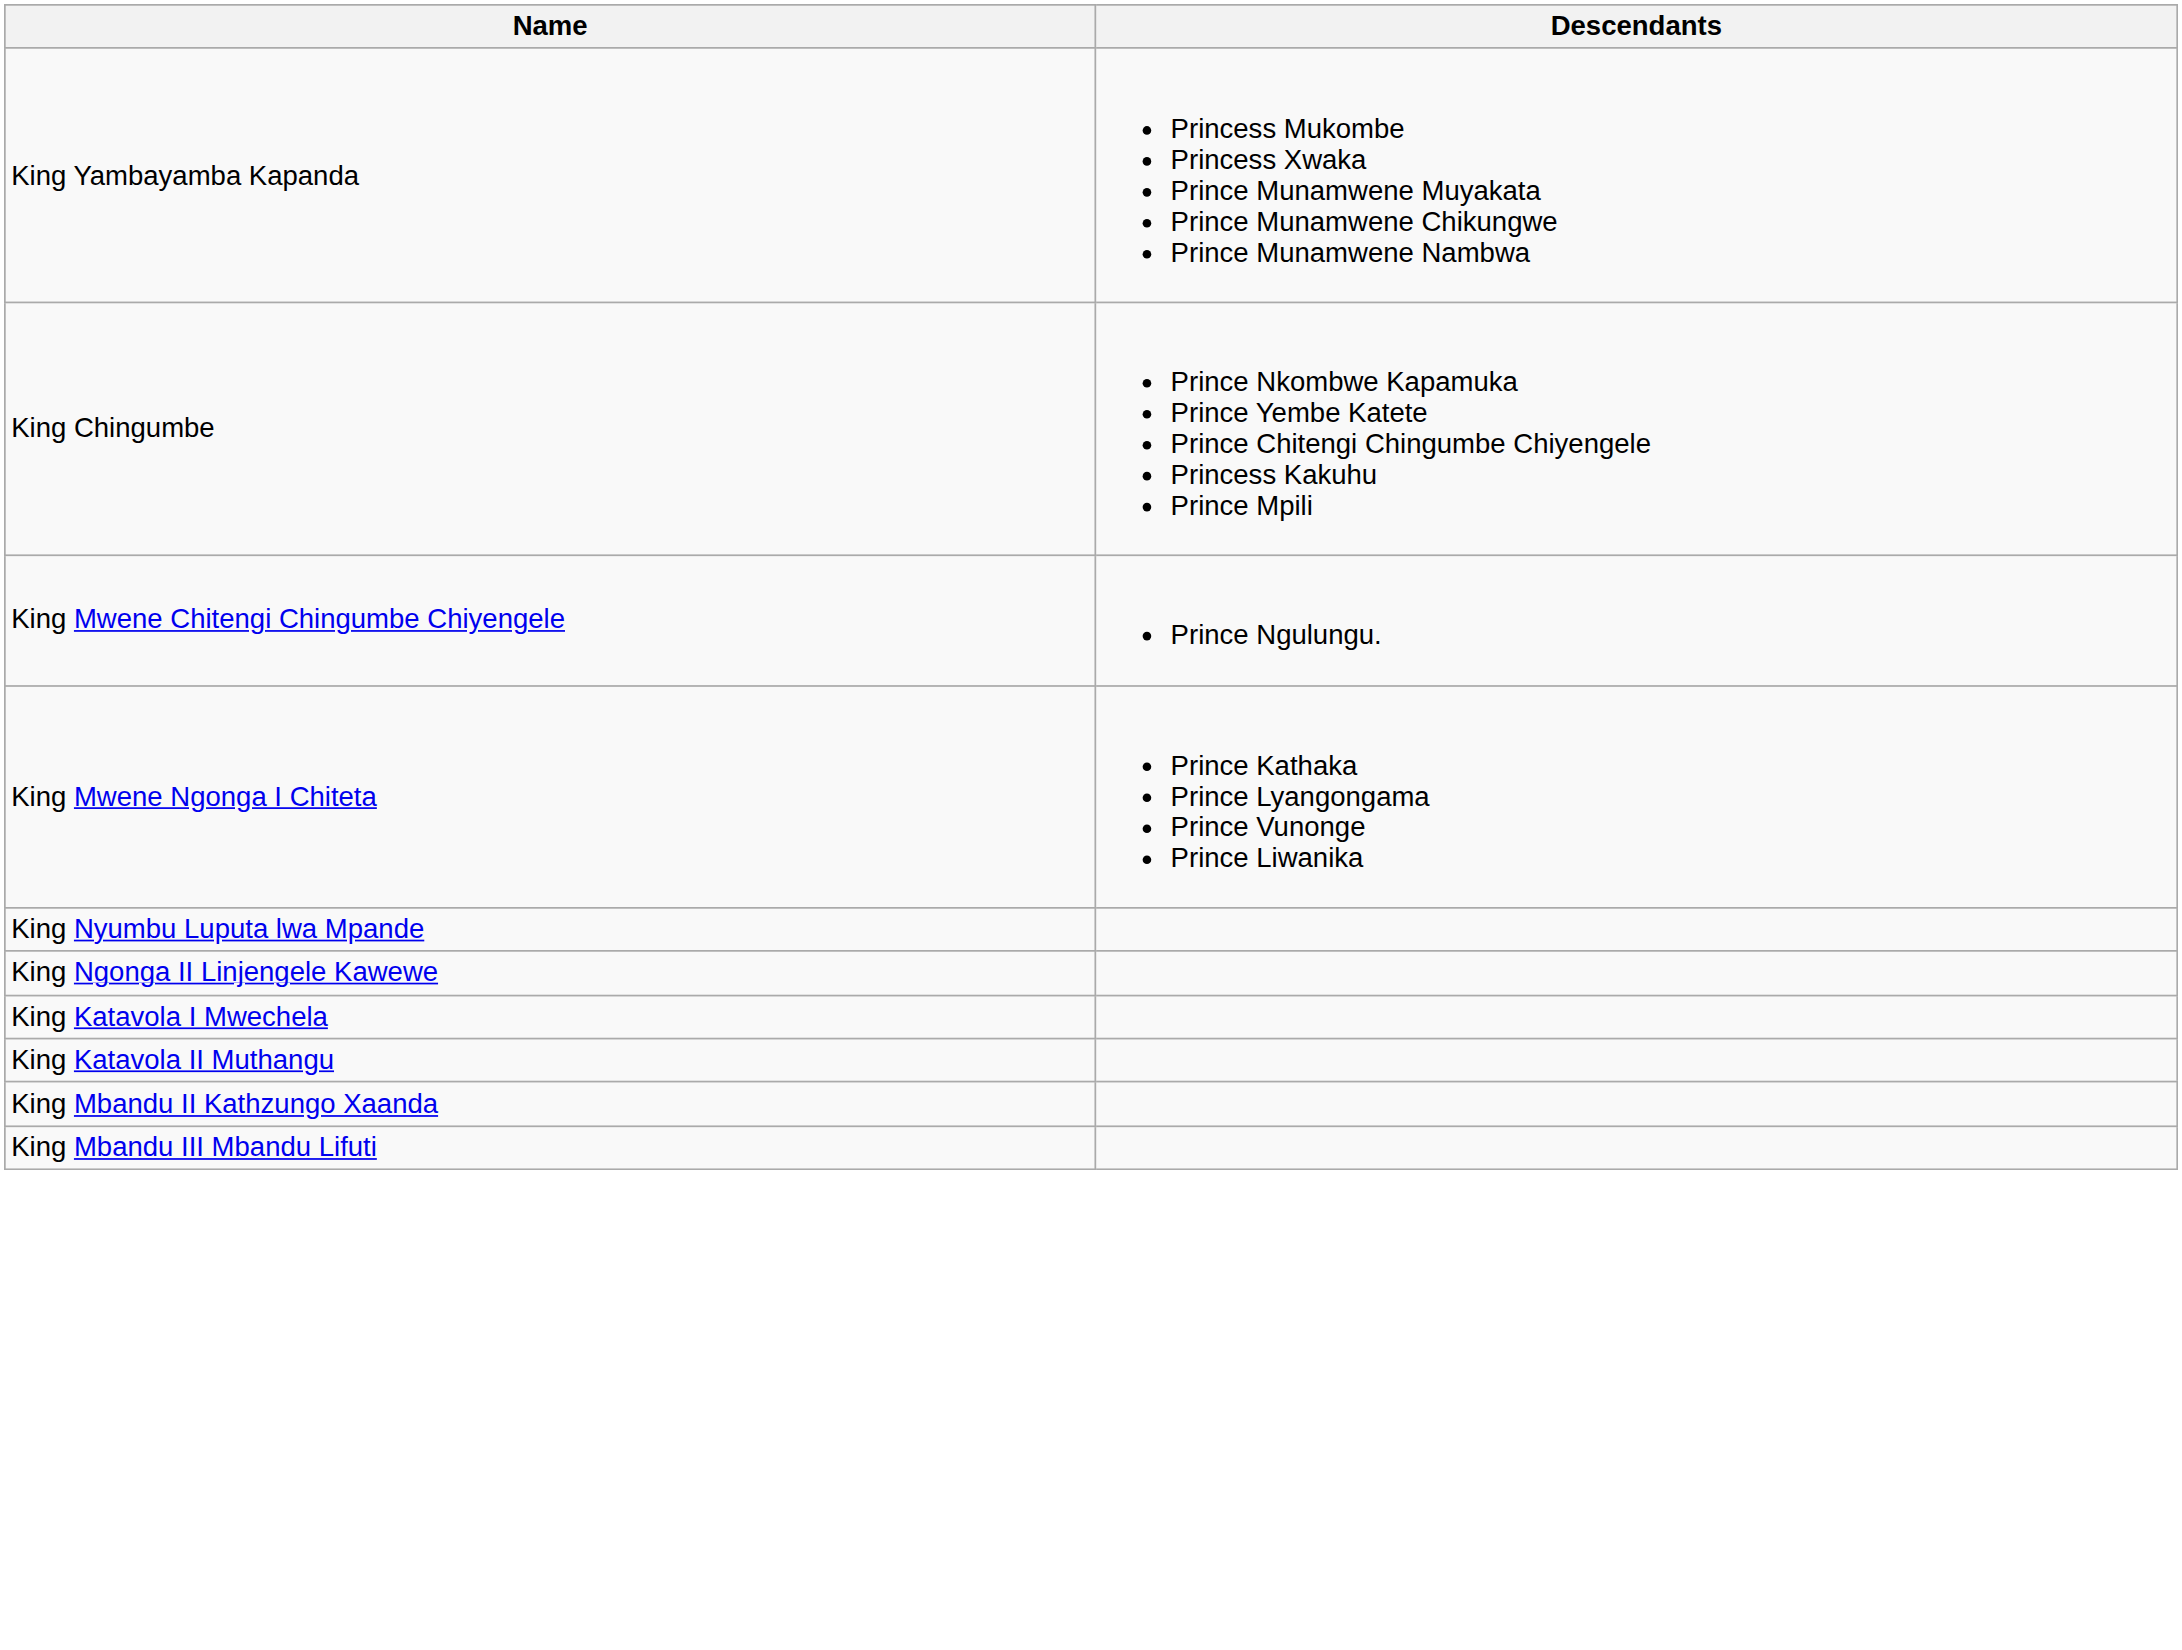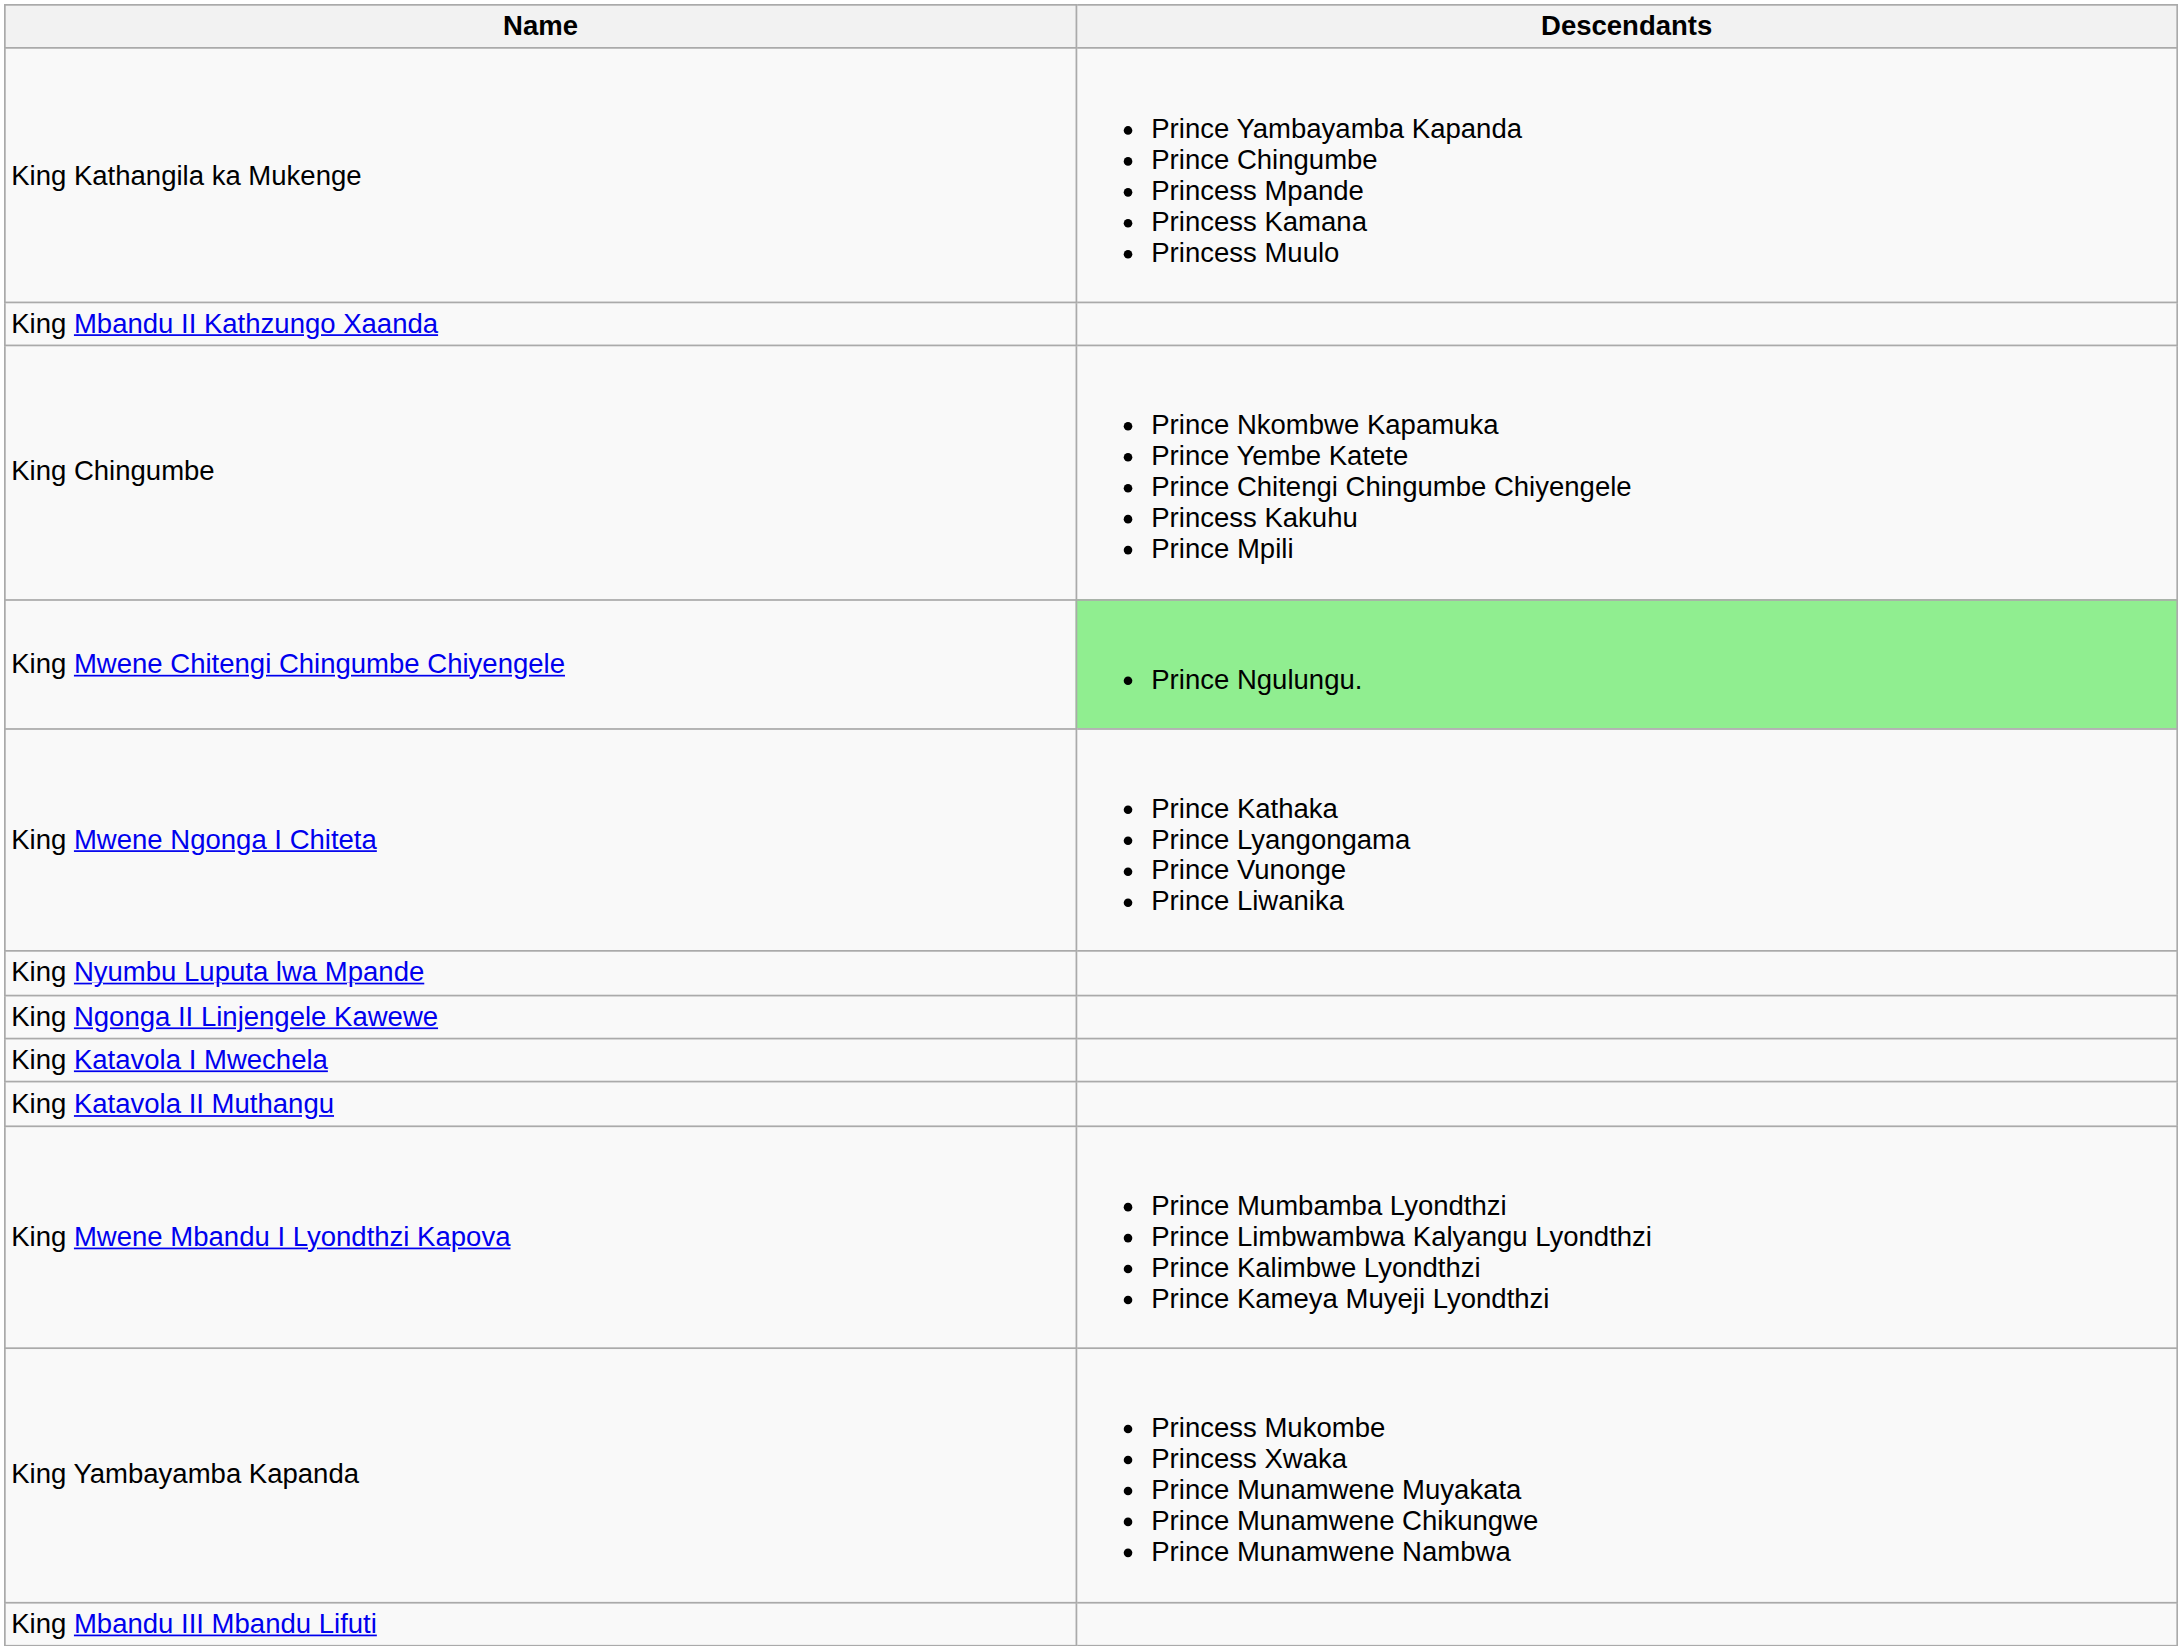+ row: (186, 174)
rows swapped: (185, 174) <-> (225, 1103)
(1636, 636) no background -> (1627, 679) lightgreen background
+ row: (261, 1236)
